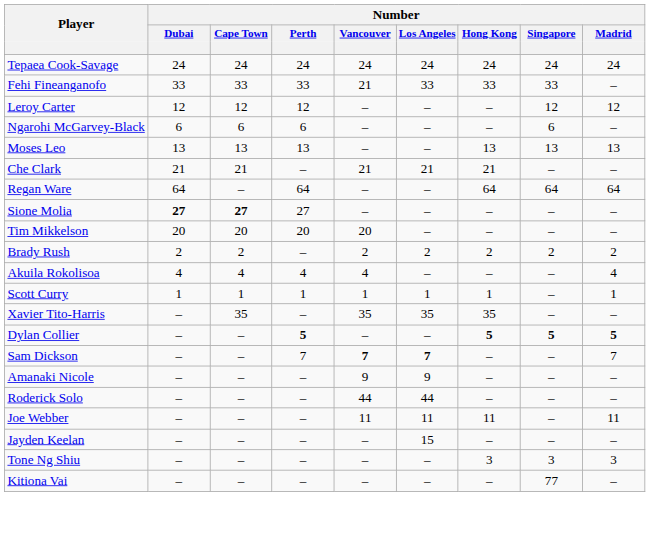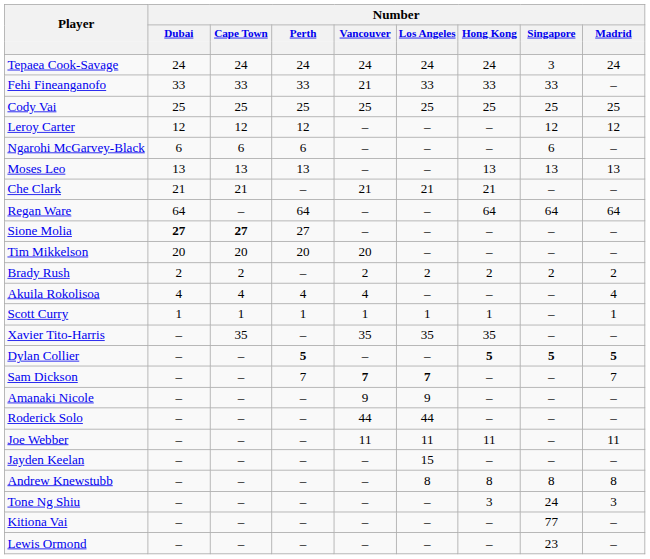(551, 64) 24 -> (551, 64) 3
+ row: (32, 106)
+ row: (60, 480)
(551, 460) 3 -> (551, 501) 24
+ row: (47, 543)
